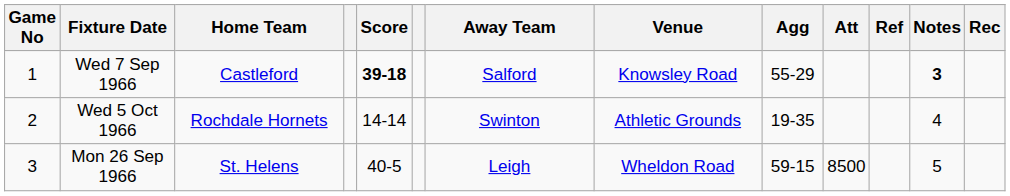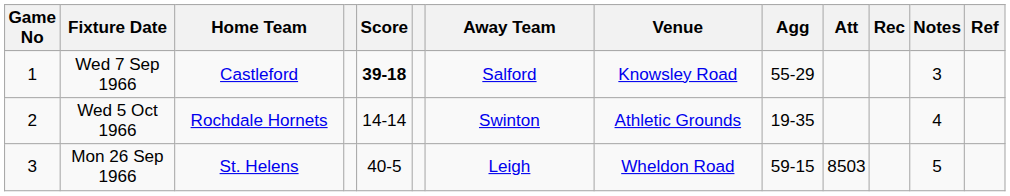columns swapped: (985, 27) <-> (889, 27)
(937, 74) bold -> (937, 74) normal
(846, 166) 8500 -> (846, 166) 8503
